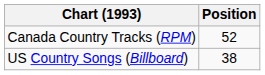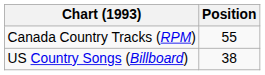(229, 37) 52 -> (229, 37) 55
